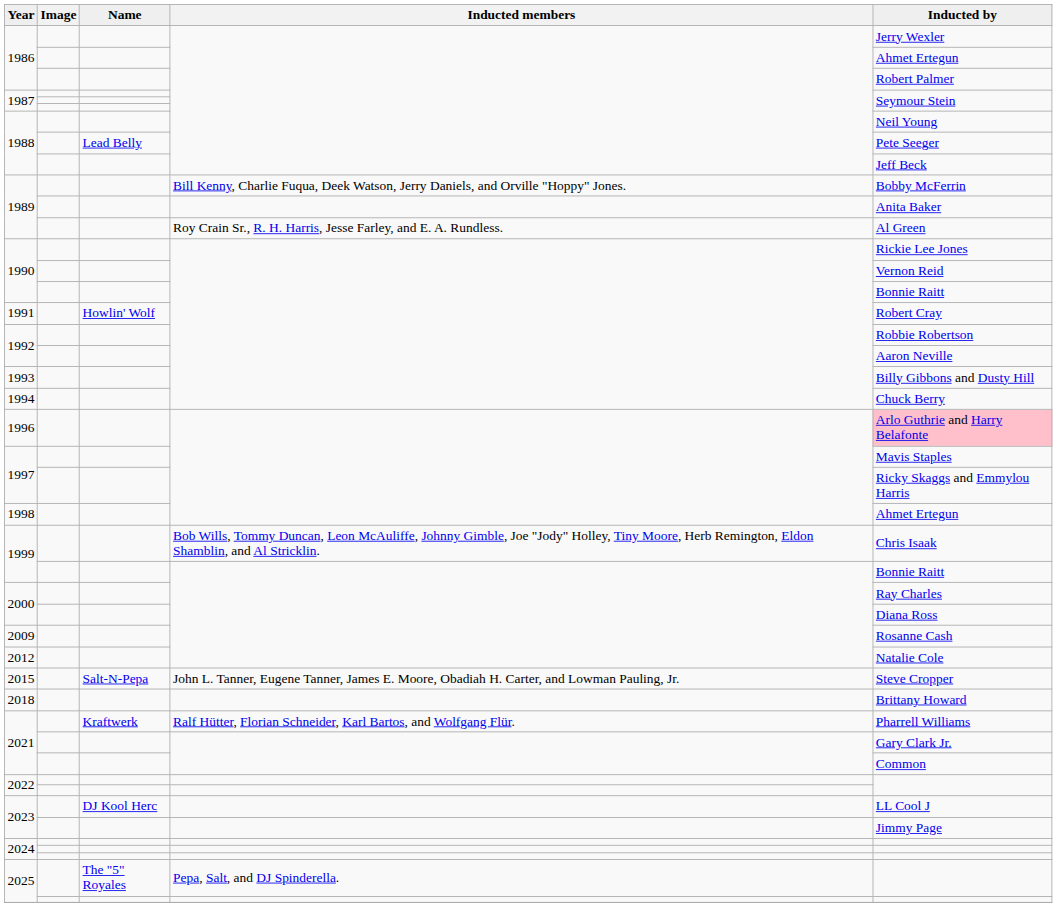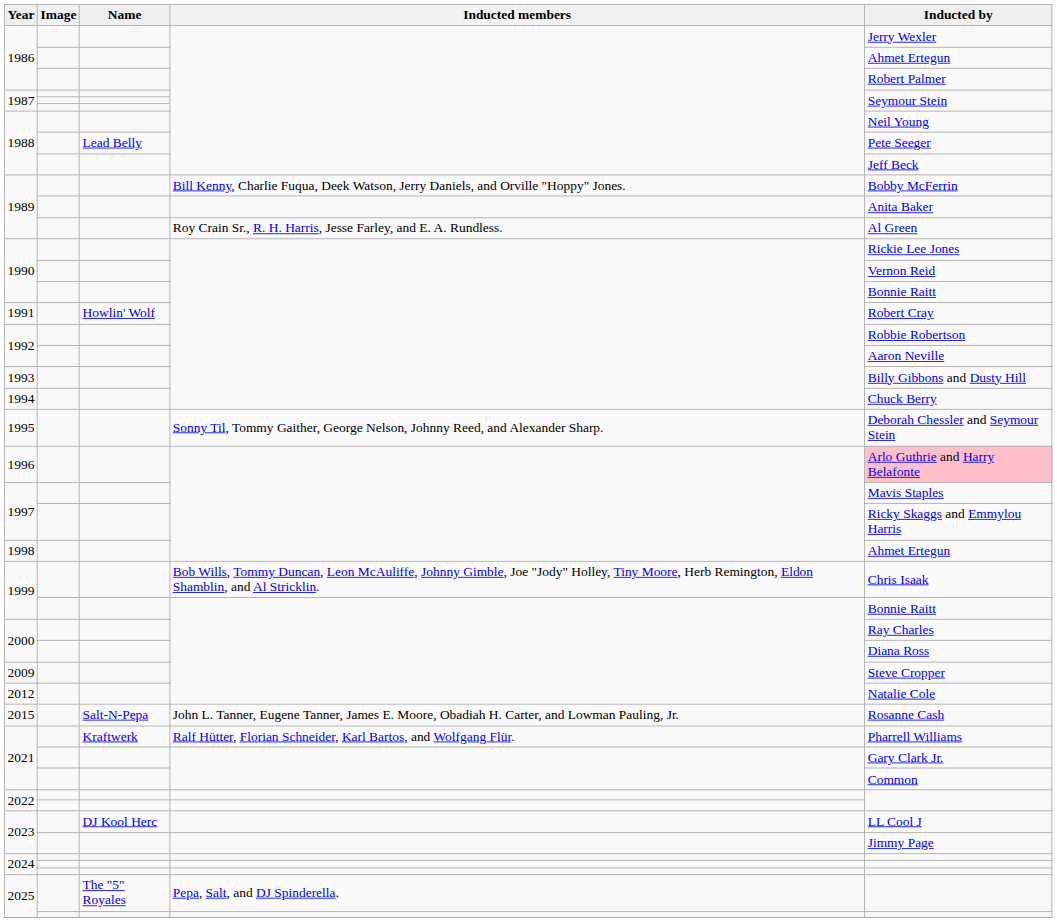+ row: (21, 427)
(914, 636) Rosanne Cash -> (906, 672) Steve Cropper
(915, 678) Steve Cropper -> (906, 715) Rosanne Cash
- row: (21, 699)
